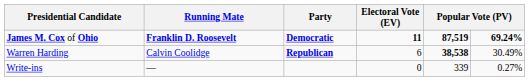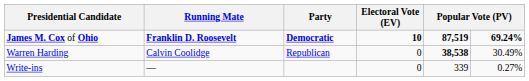(417, 38) 11 -> (417, 38) 10
(310, 53) bold -> (308, 53) normal
(419, 53) 6 -> (419, 53) 0
